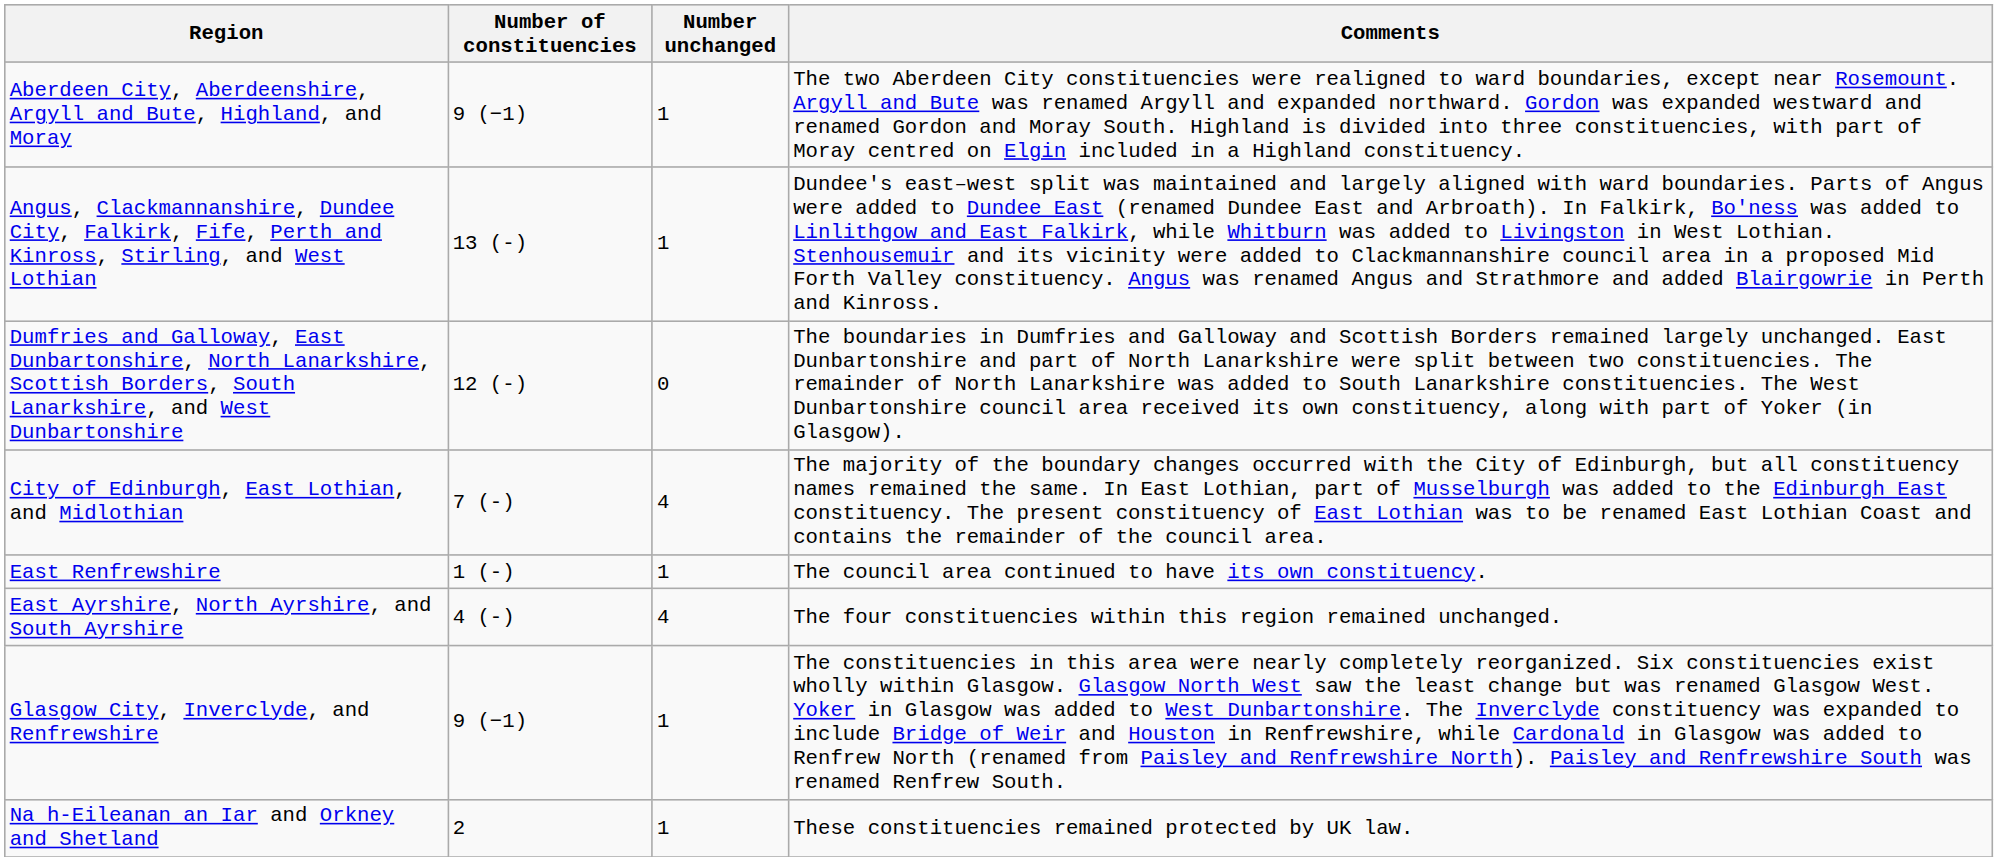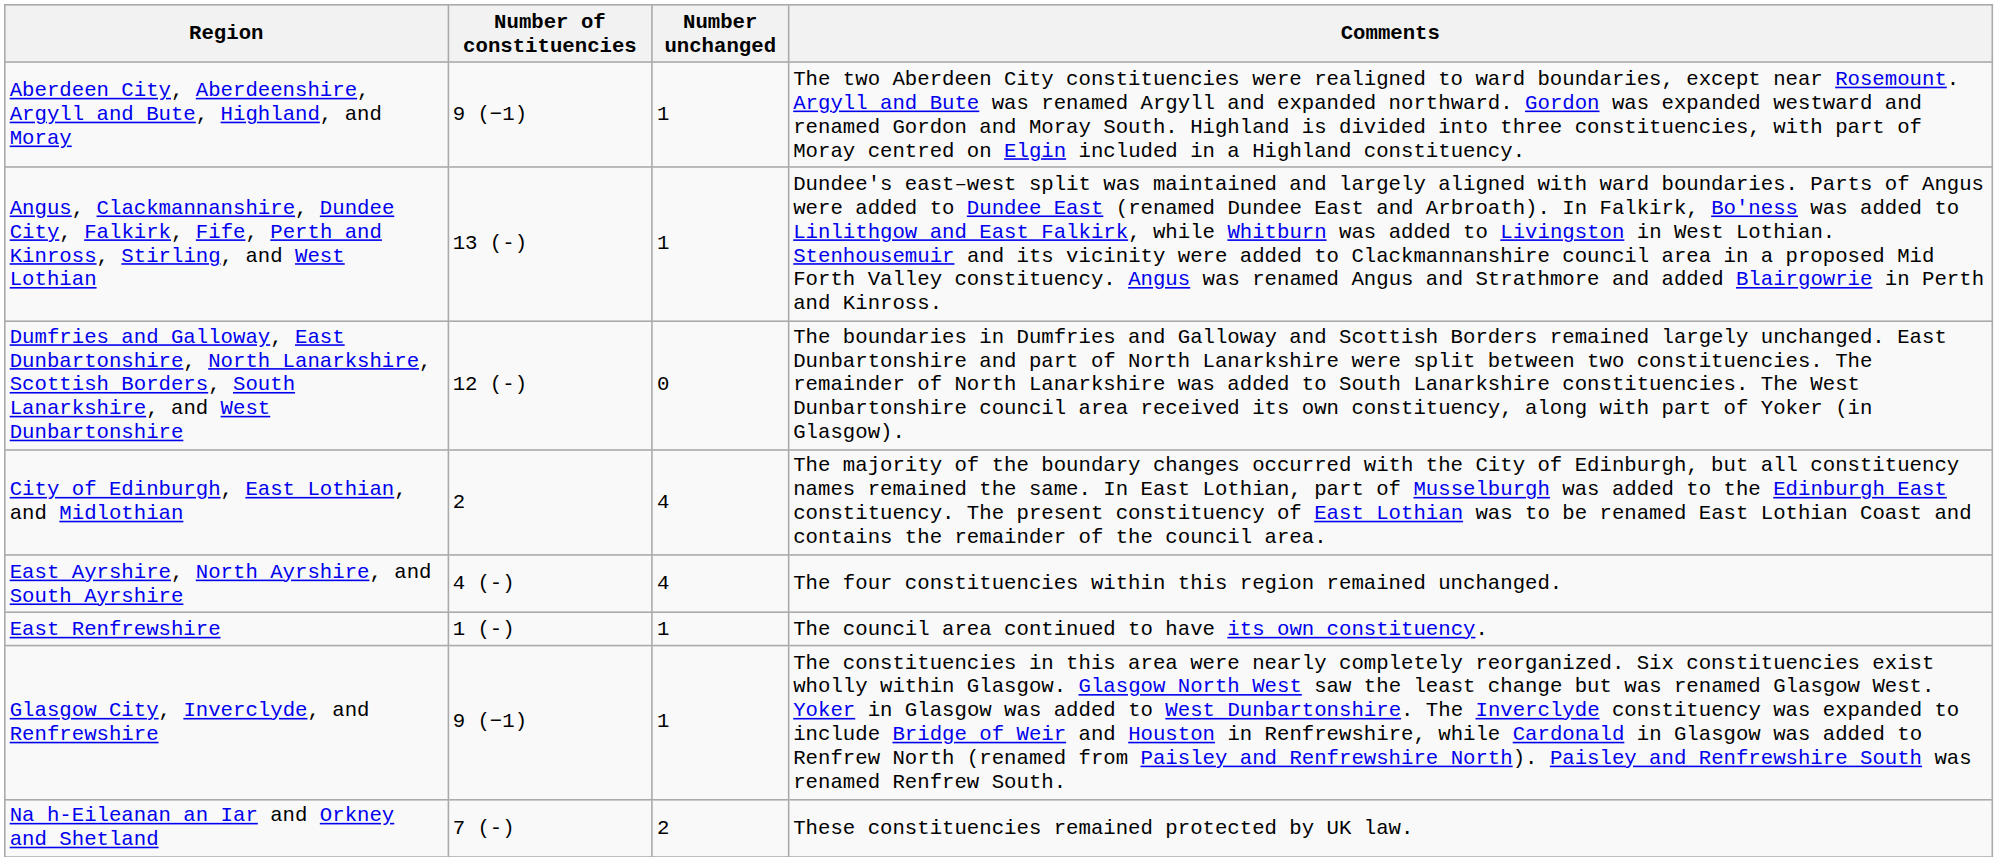(484, 502) 7 (-) -> (459, 502) 2
rows swapped: (221, 617) <-> (115, 572)
(459, 828) 2 -> (484, 828) 7 (-)
(663, 828) 1 -> (663, 828) 2
